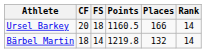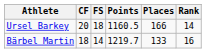(123, 40) 1219.8 -> (123, 40) 1219.7
(159, 40) 132 -> (159, 40) 133
(189, 40) 14 -> (189, 40) 16
